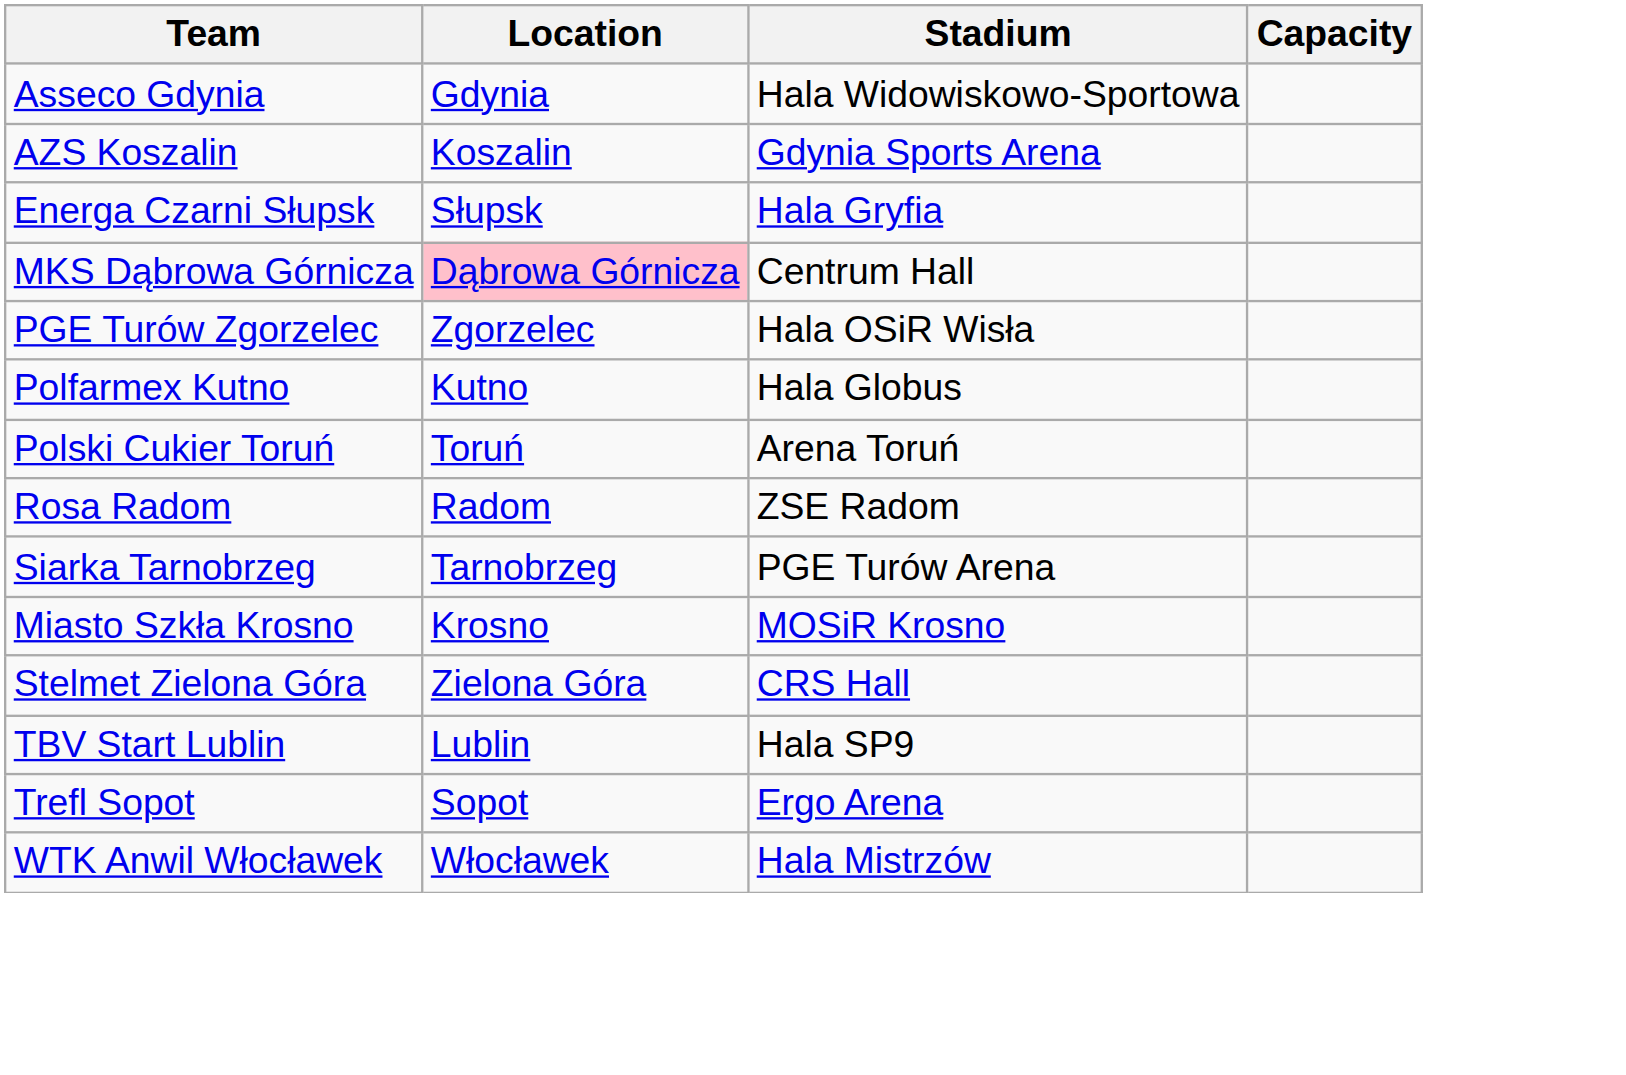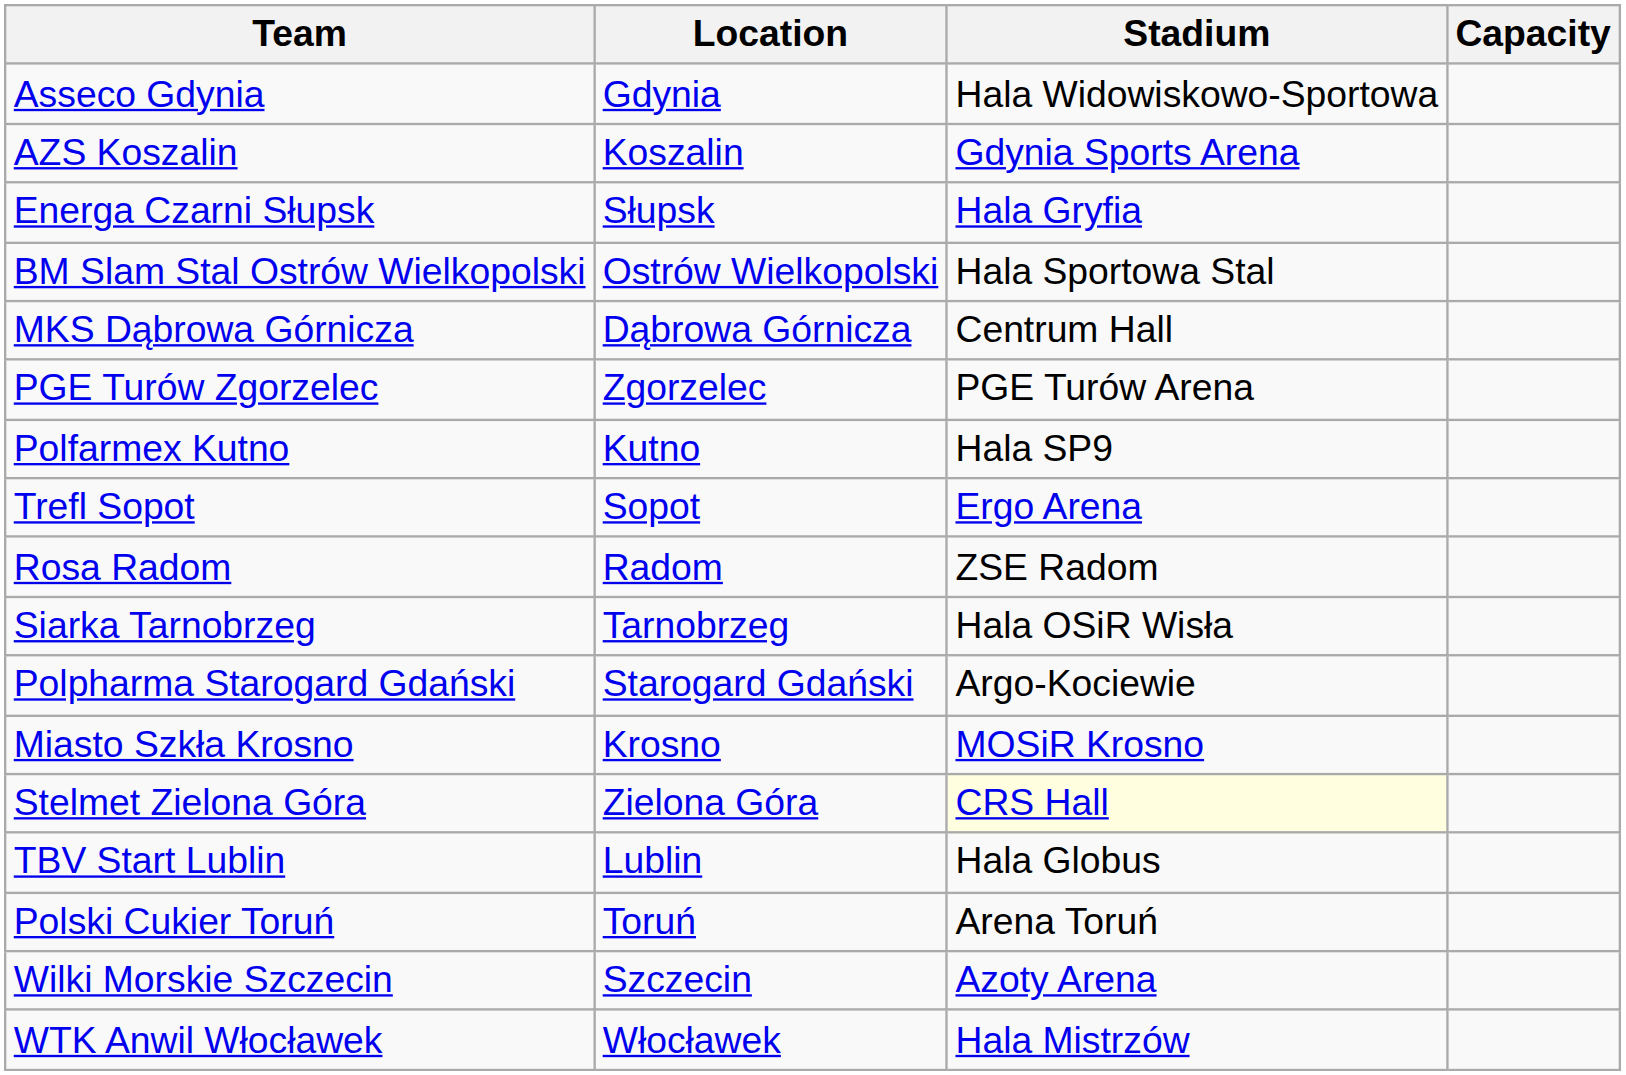+ row: (300, 270)
(585, 270) pink background -> (757, 329) no background
(896, 329) Hala OSiR Wisła -> (1105, 388) PGE Turów Arena
(859, 388) Hala Globus -> (1034, 447) Hala SP9
rows swapped: (174, 447) <-> (104, 802)
(906, 566) PGE Turów Arena -> (1094, 625) Hala OSiR Wisła
+ row: (265, 684)
(833, 684) no background -> (1032, 802) lightyellow background
(835, 743) Hala SP9 -> (1058, 861) Hala Globus
+ row: (203, 980)
